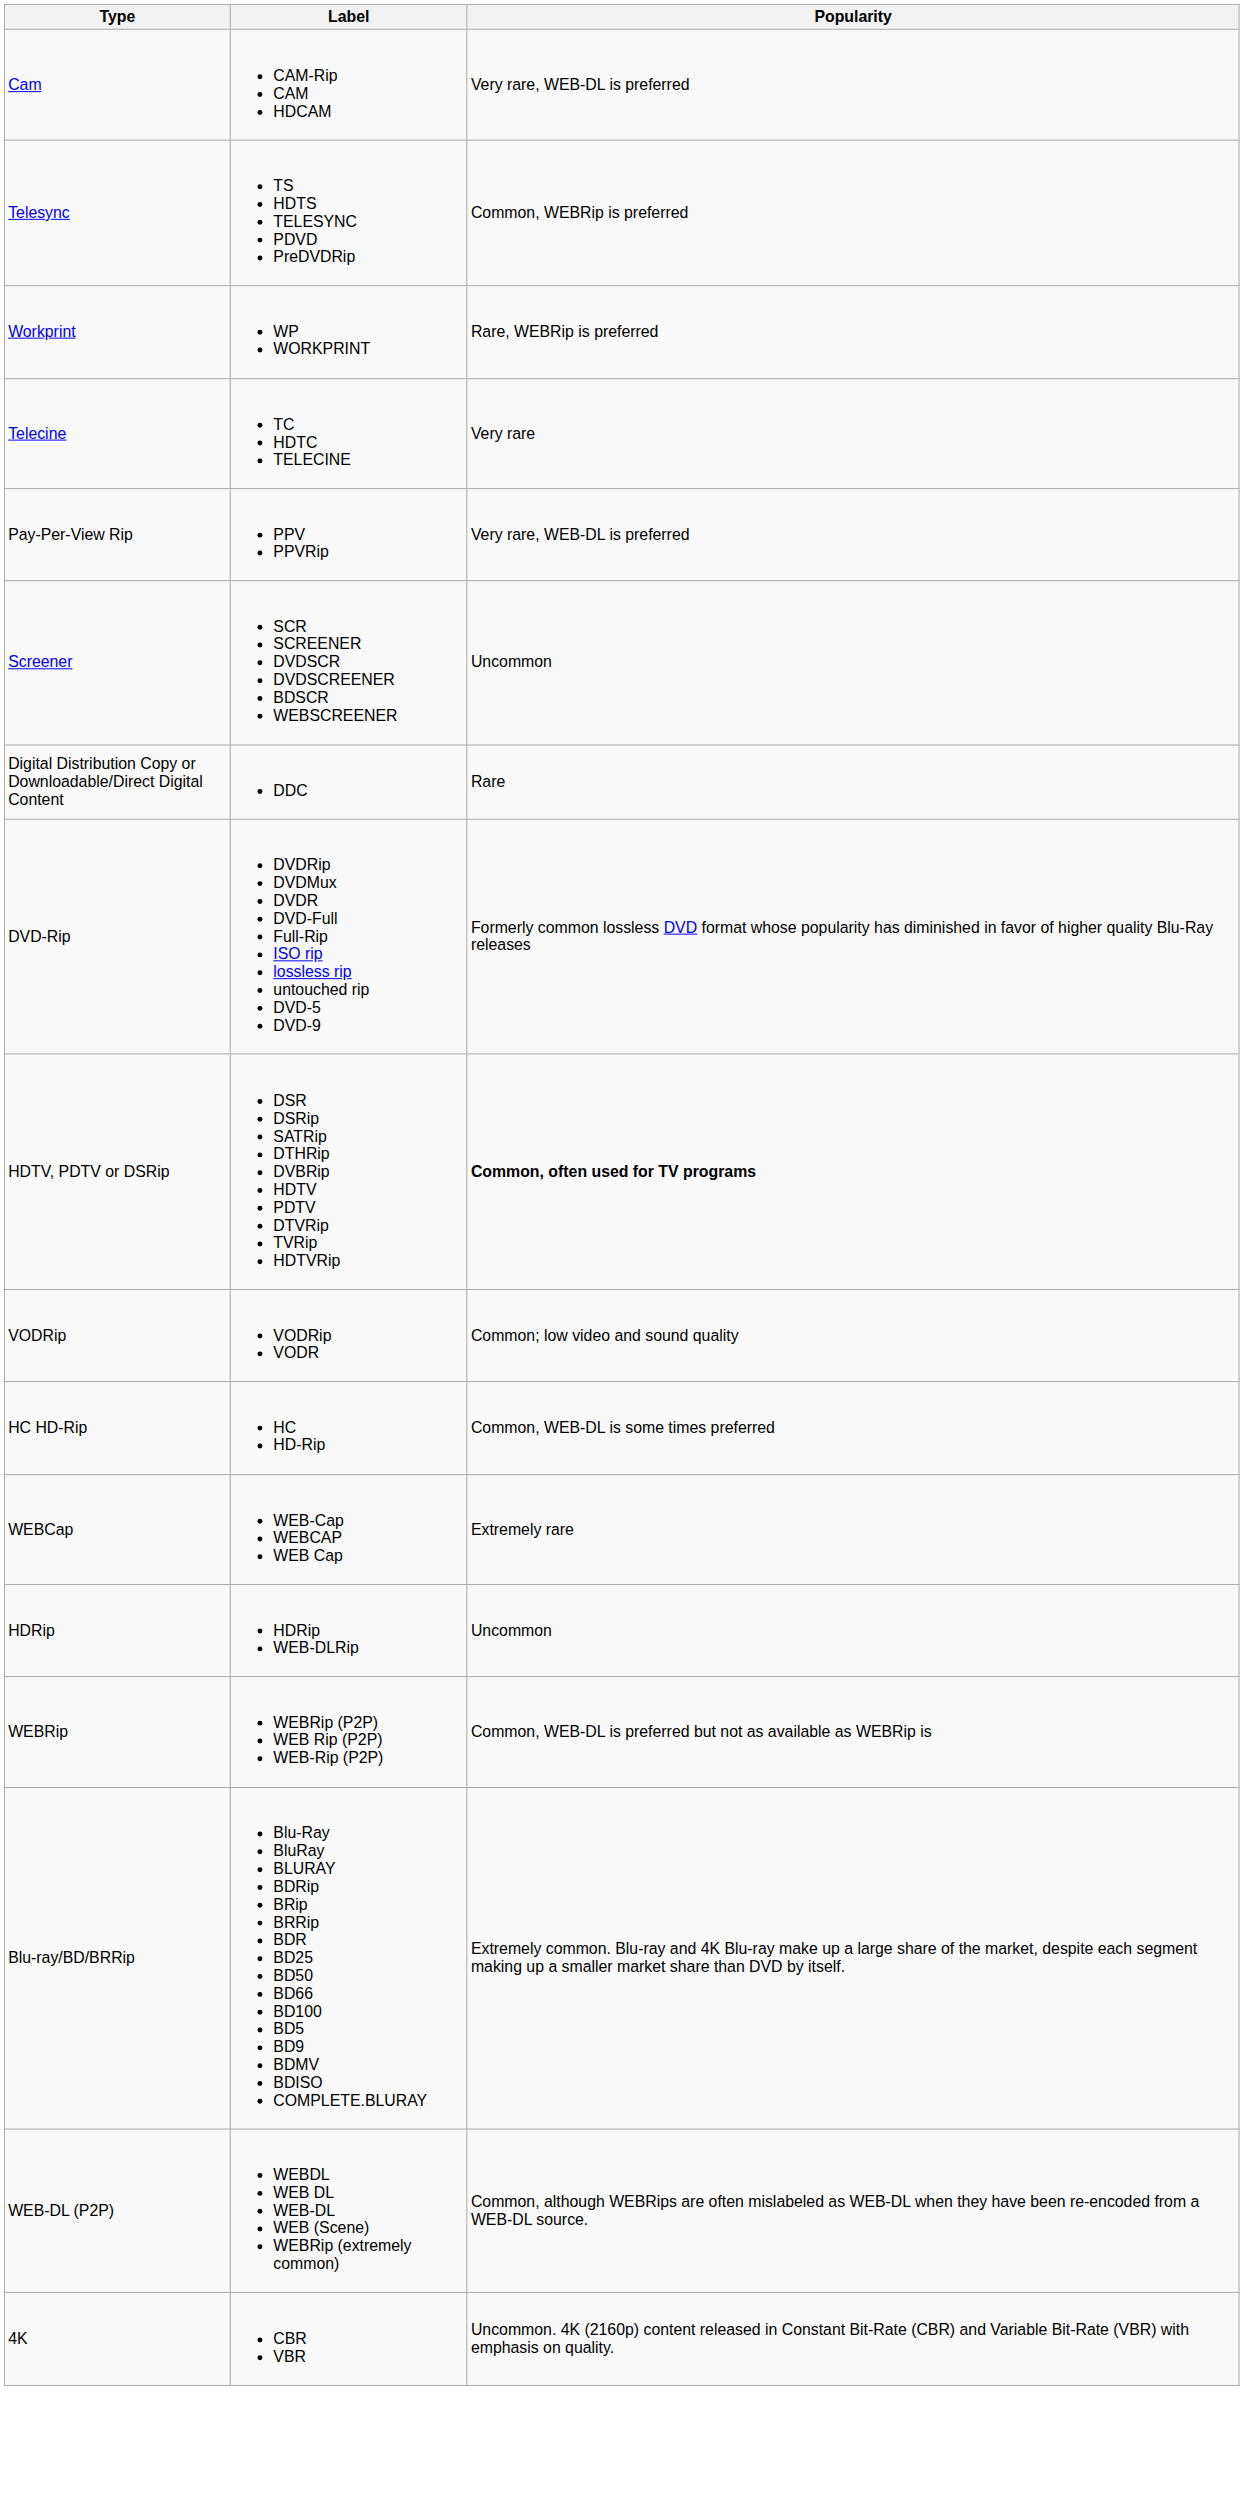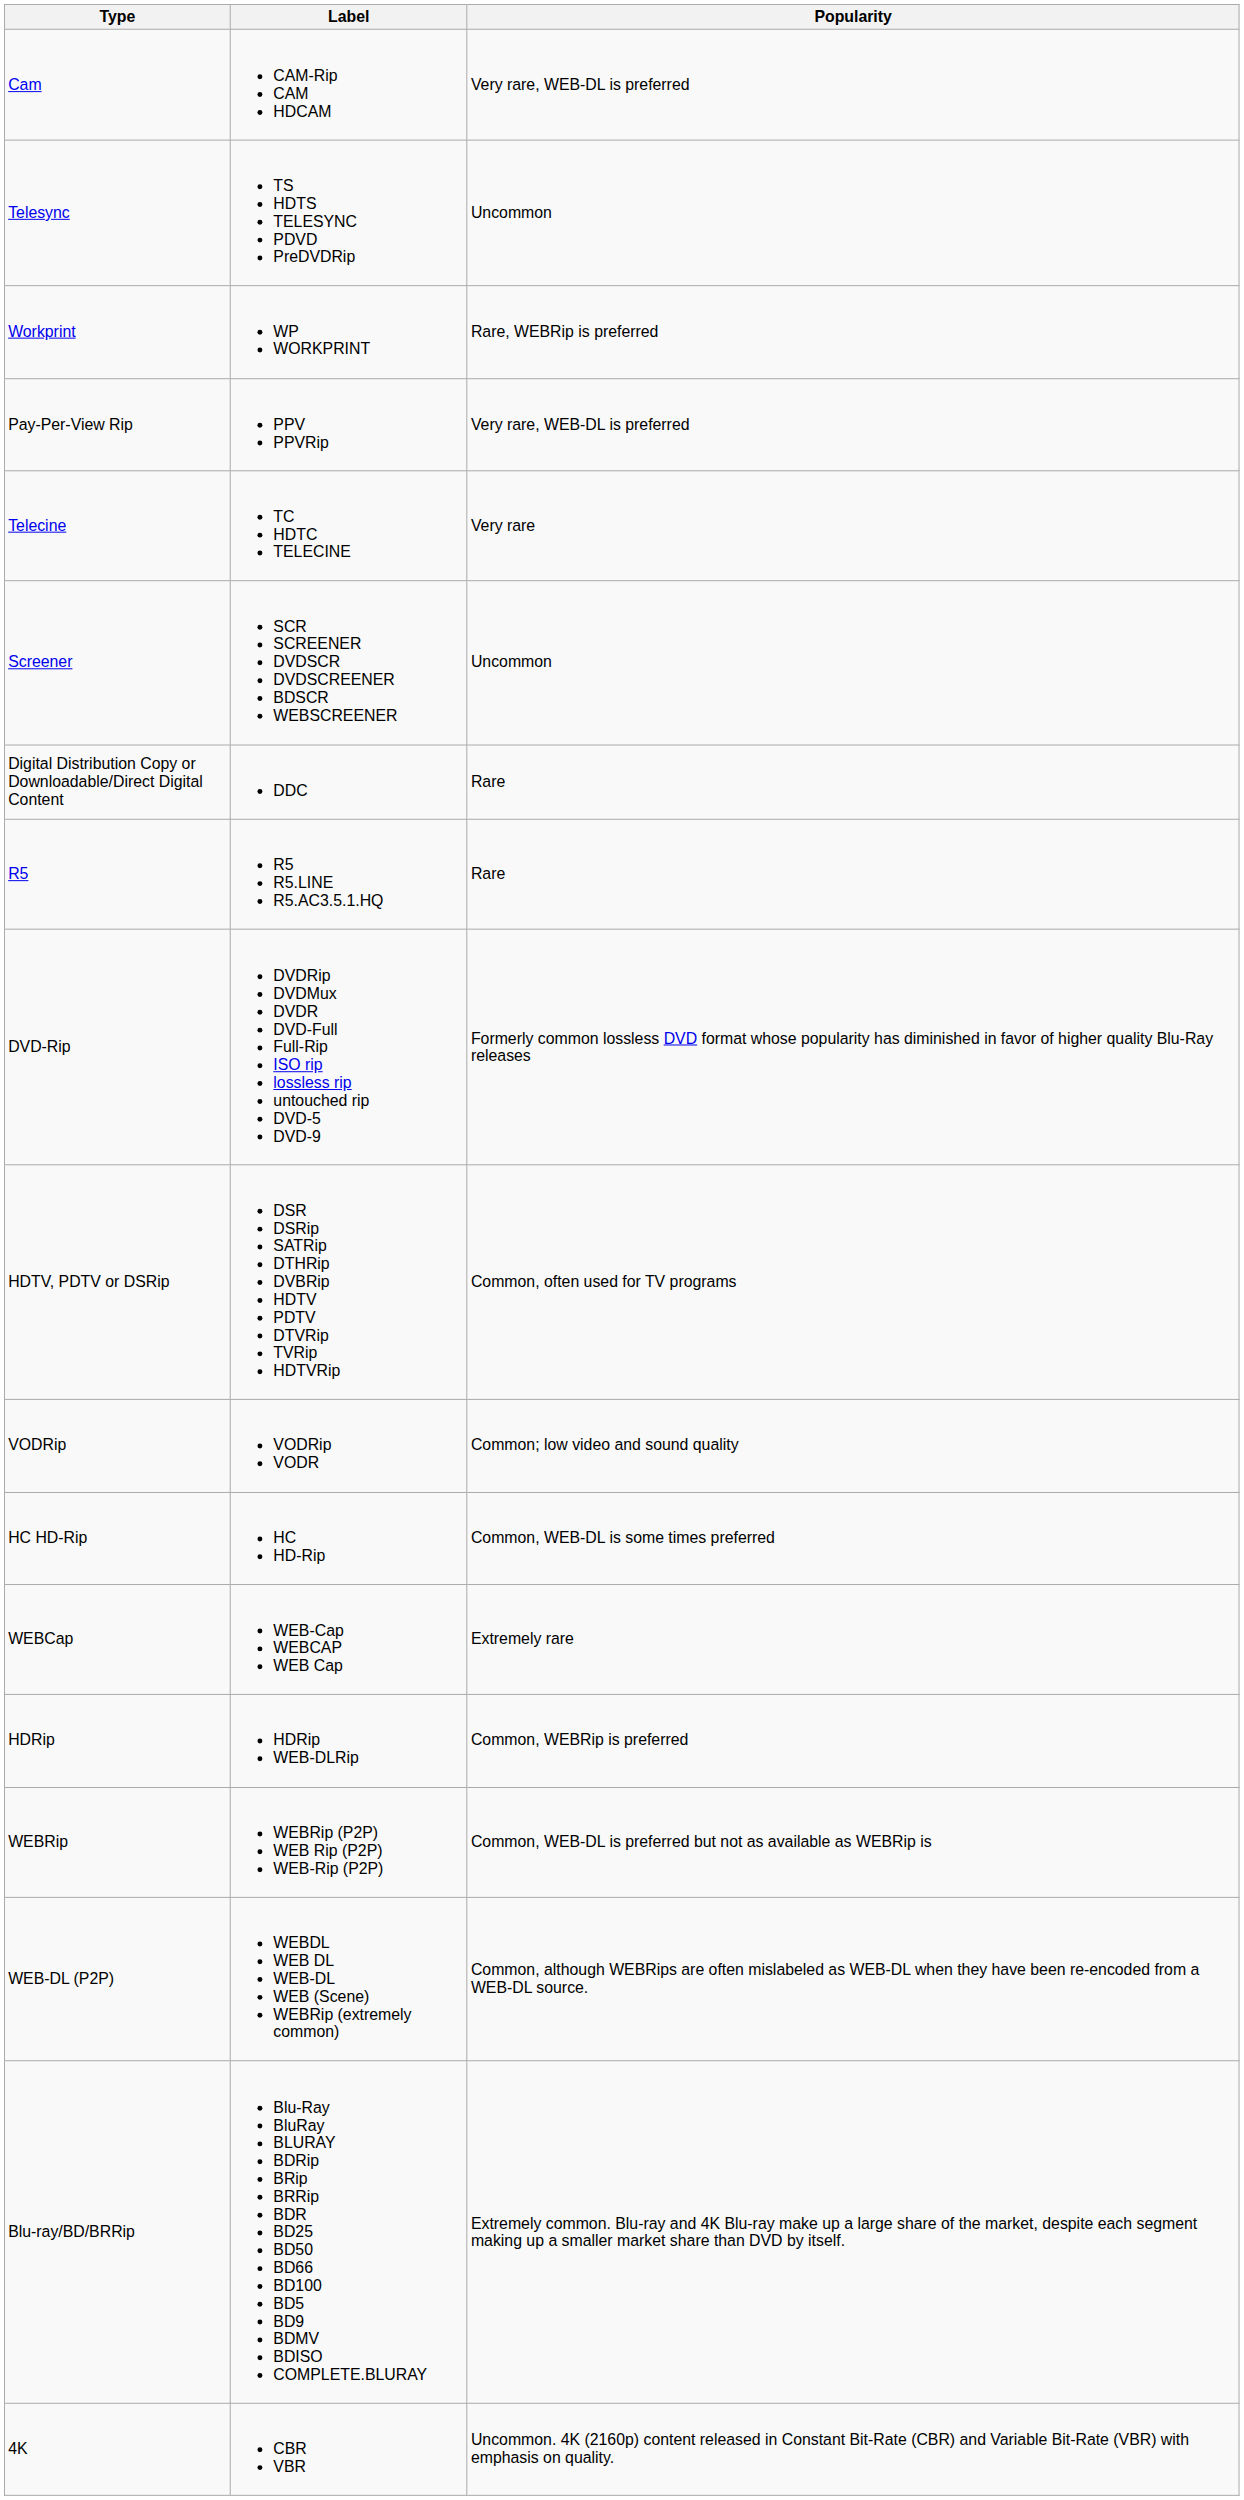(580, 212) Common, WEBRip is preferred -> (511, 212) Uncommon
rows swapped: (37, 433) <-> (71, 534)
+ row: (18, 874)
(613, 1171) bold -> (604, 1282) normal
(511, 1630) Uncommon -> (580, 1740) Common, WEBRip is preferred
rows swapped: (61, 2210) <-> (72, 1958)
